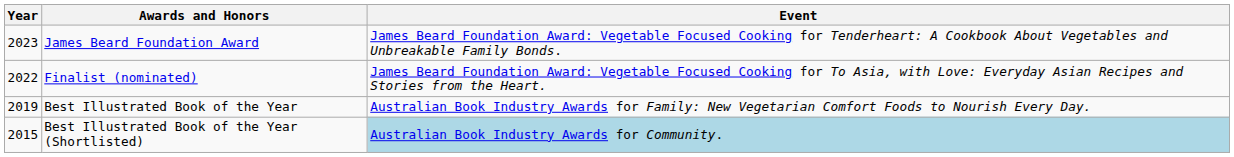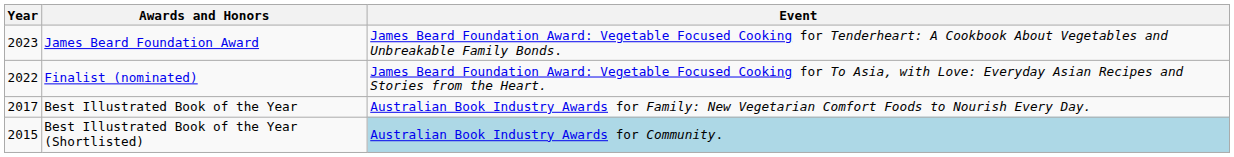(23, 107) 2019 -> (23, 107) 2017
